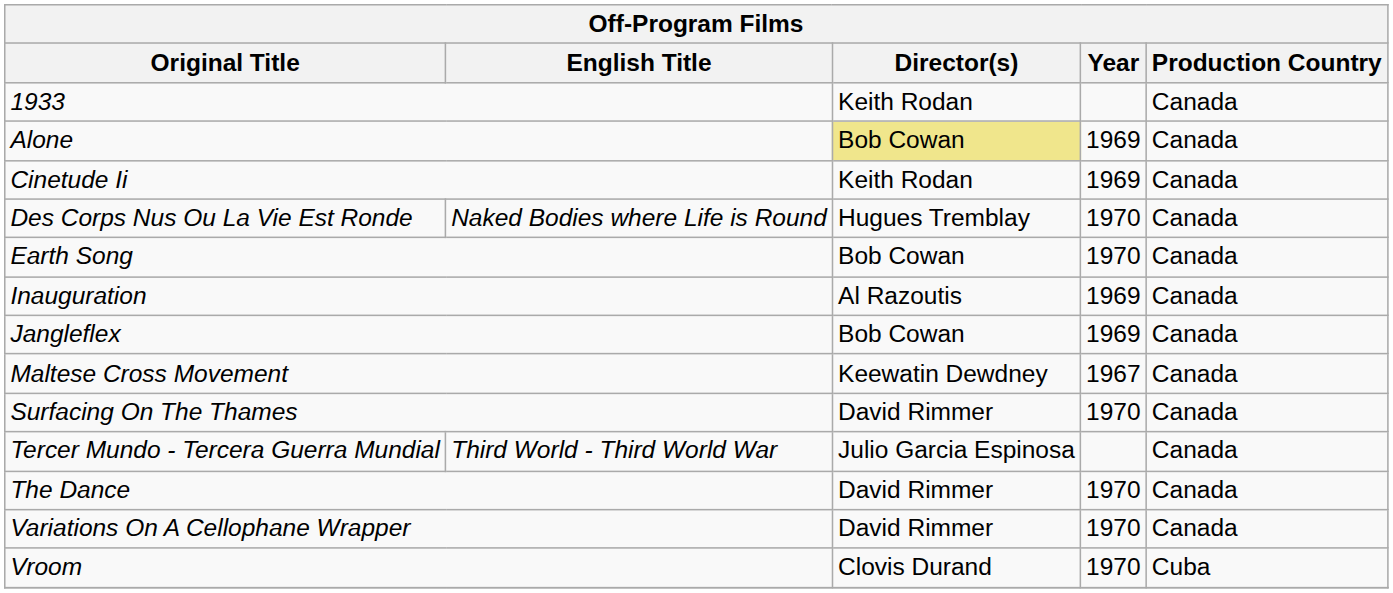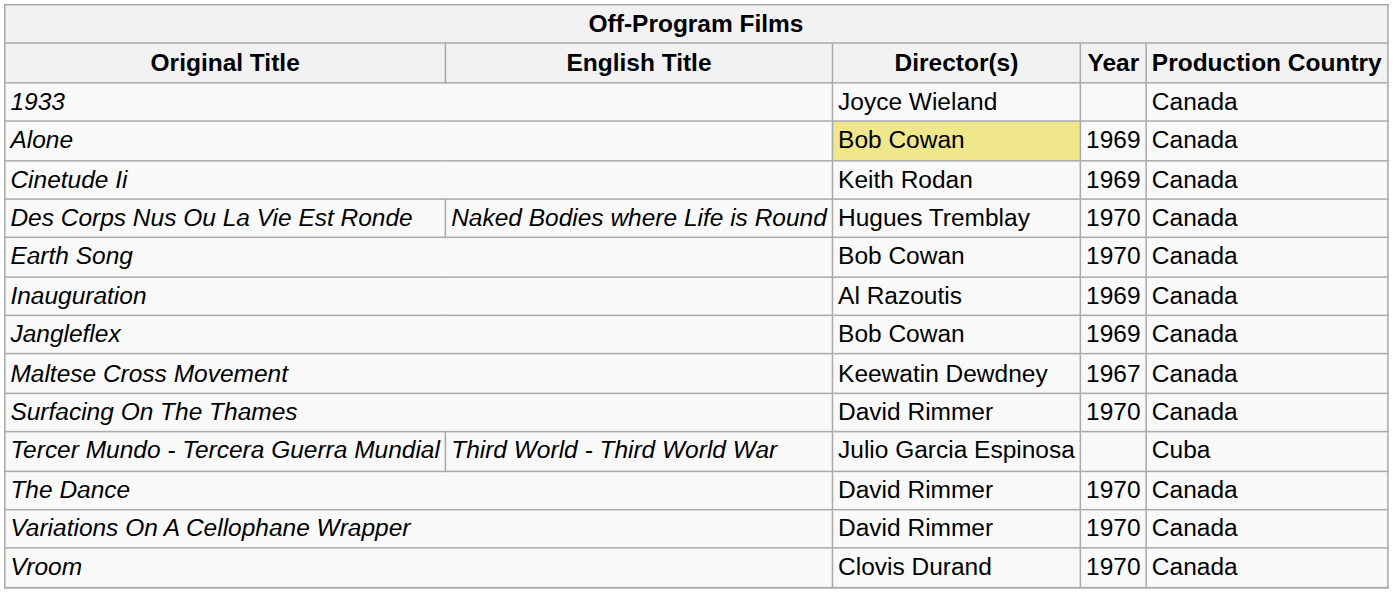(905, 101) Keith Rodan -> (918, 101) Joyce Wieland
(1195, 450) Canada -> (1181, 450) Cuba
(1181, 567) Cuba -> (1195, 567) Canada
